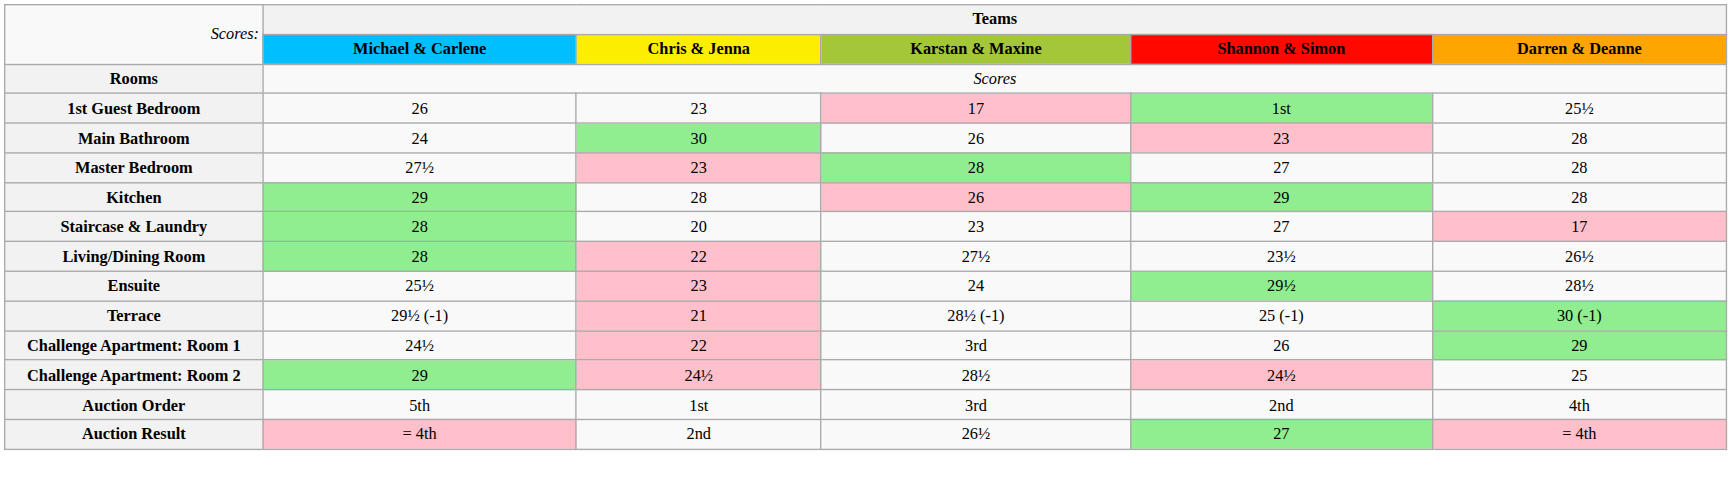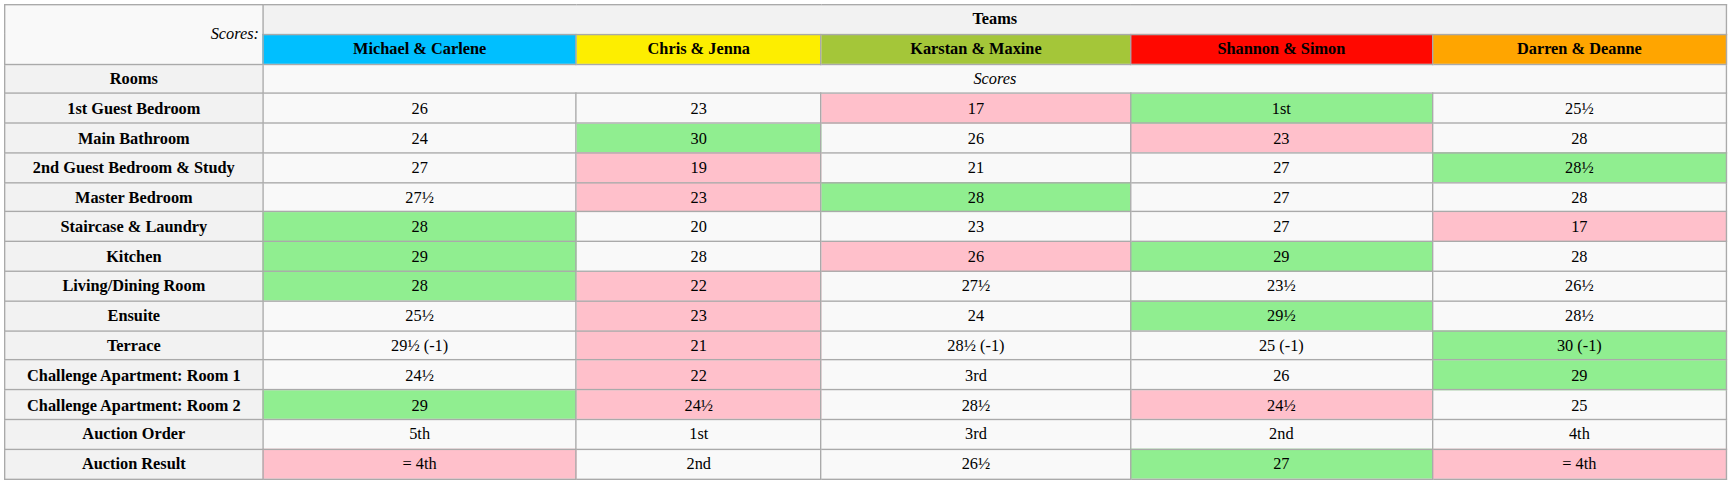+ row: (134, 168)
rows swapped: (134, 227) <-> (134, 197)
